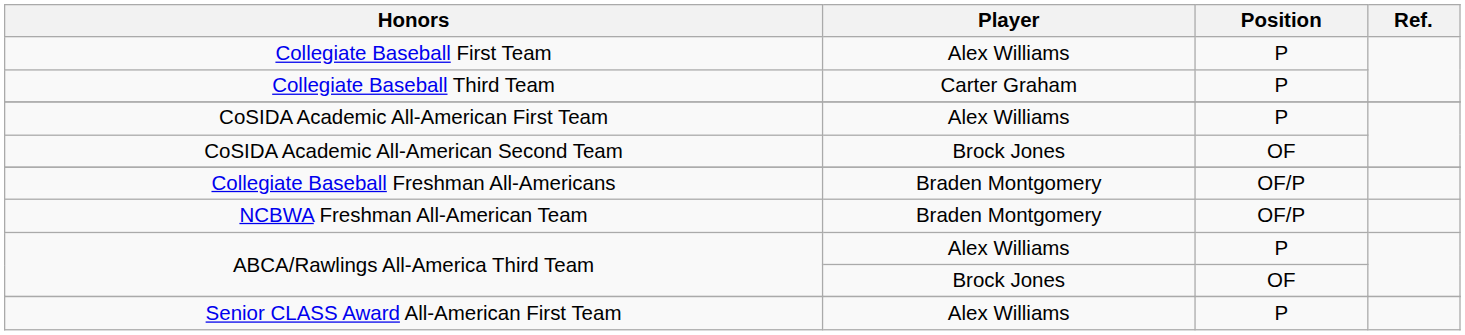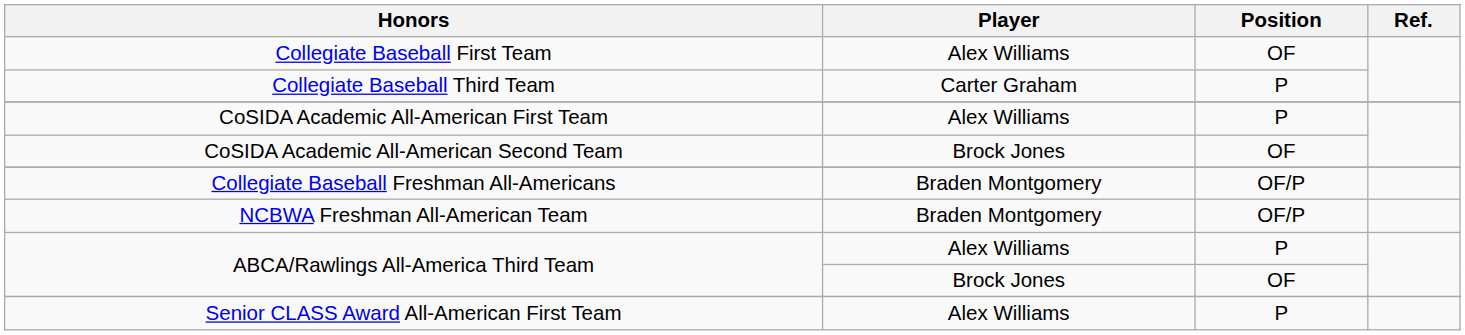(1281, 53) P -> (1281, 53) OF
